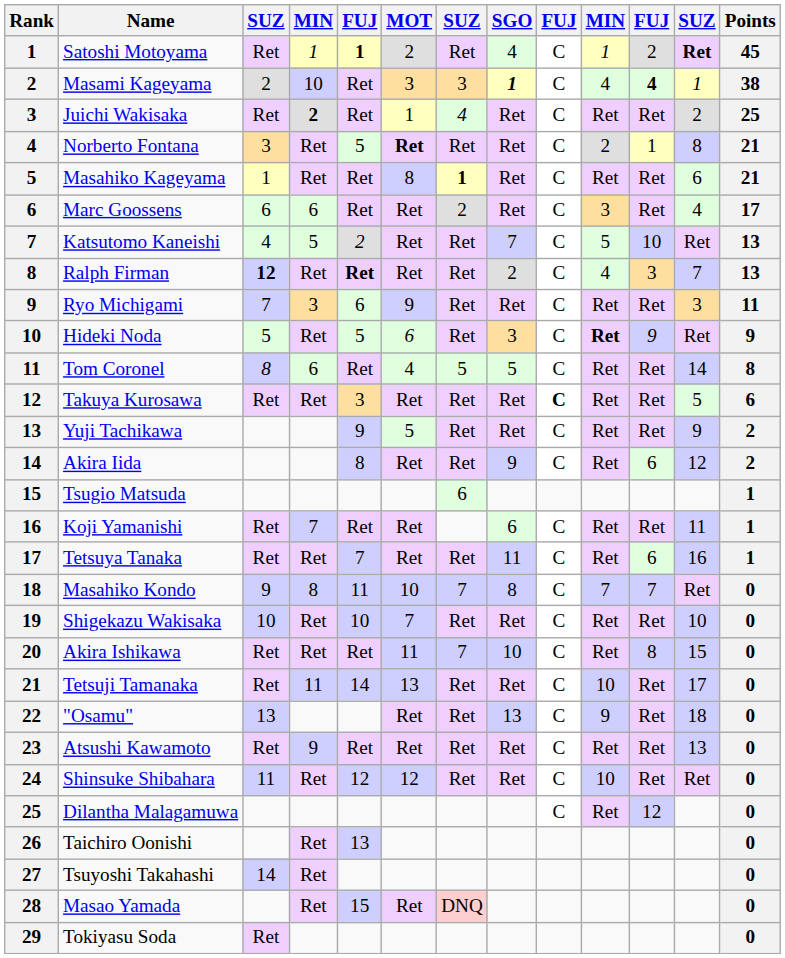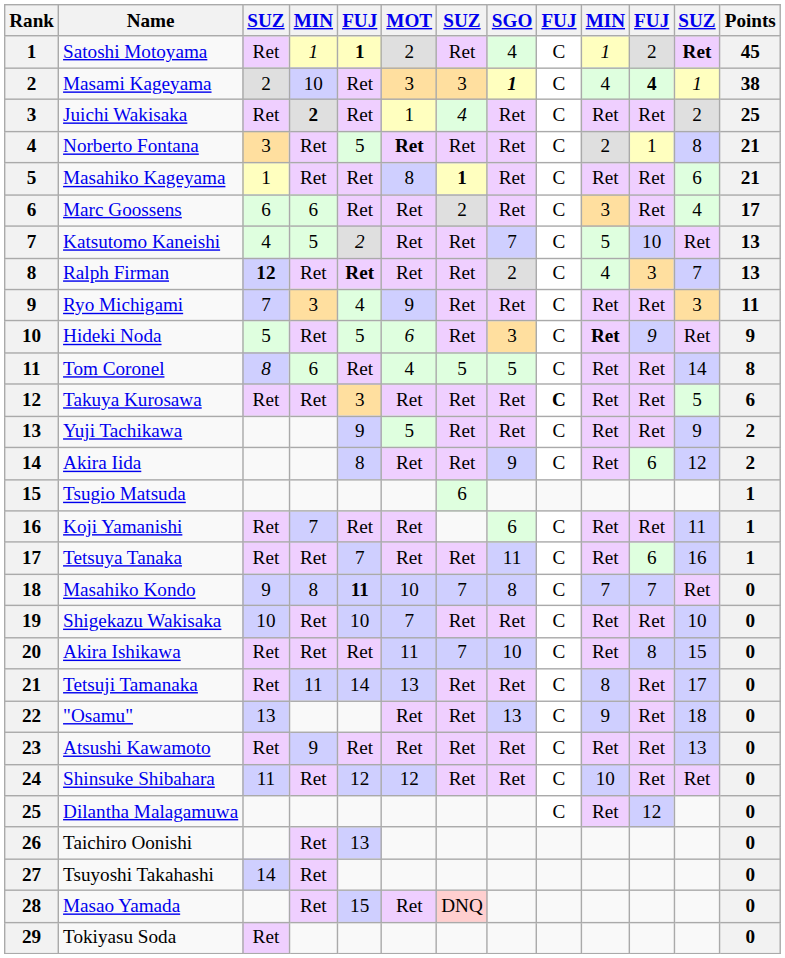(360, 304) 6 -> (360, 304) 4
(360, 589) normal -> (360, 589) bold
(605, 684) 10 -> (605, 684) 8
